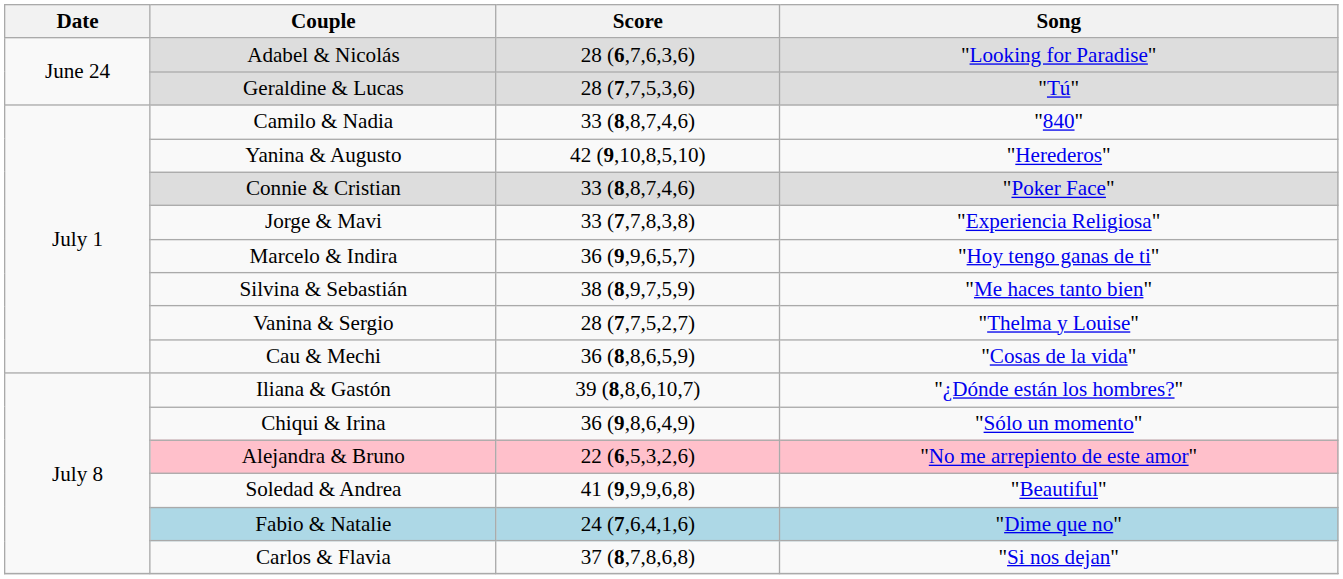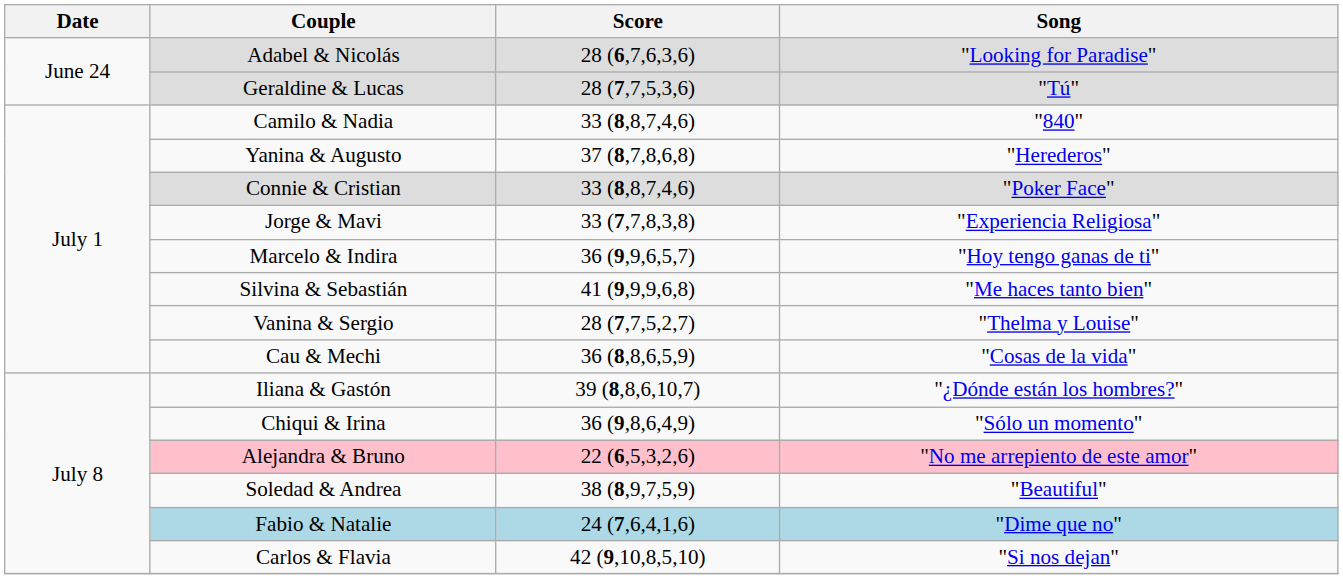(638, 155) 42 (9,10,8,5,10) -> (638, 155) 37 (8,7,8,6,8)
(638, 289) 38 (8,9,7,5,9) -> (638, 289) 41 (9,9,9,6,8)
(638, 490) 41 (9,9,9,6,8) -> (638, 490) 38 (8,9,7,5,9)
(638, 557) 37 (8,7,8,6,8) -> (638, 557) 42 (9,10,8,5,10)
